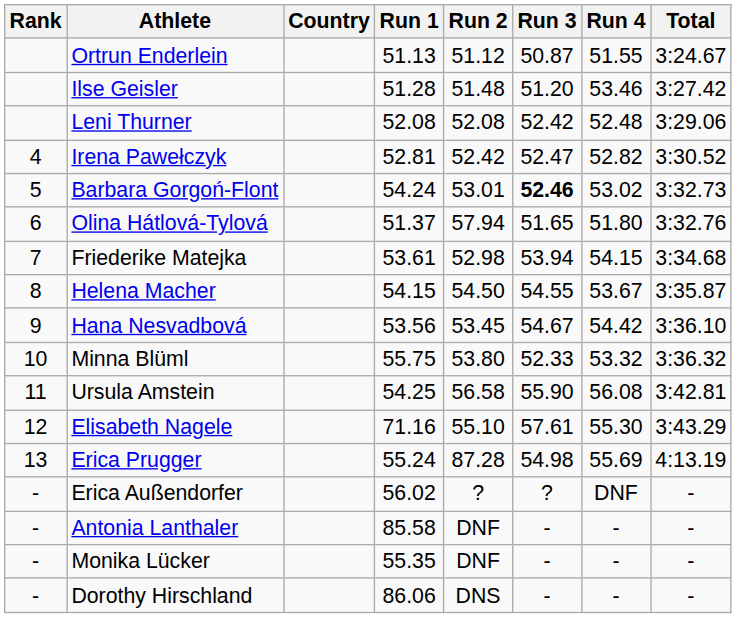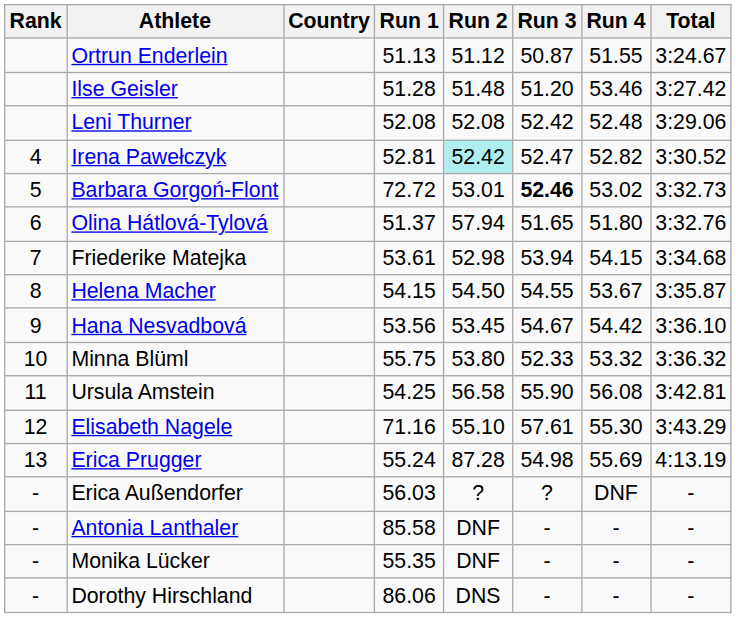(478, 156) no background -> (478, 156) paleturquoise background
(409, 190) 54.24 -> (409, 190) 72.72
(409, 493) 56.02 -> (409, 493) 56.03
